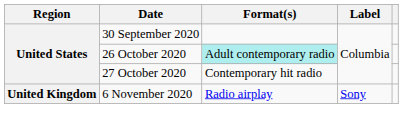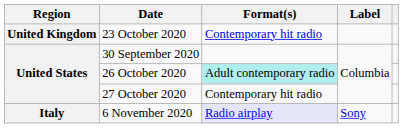+ row: (144, 34)
(52, 93) United Kingdom -> (52, 113) Italy
(239, 93) no background -> (239, 113) lavender background
